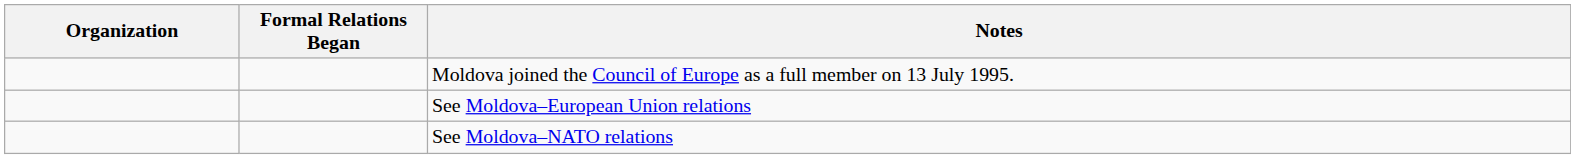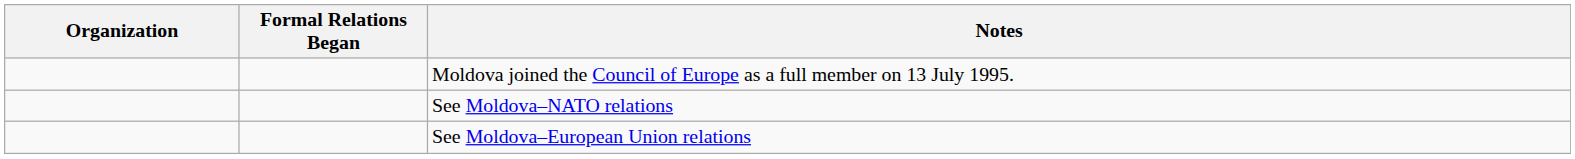rows swapped: (592, 105) <-> (553, 136)
